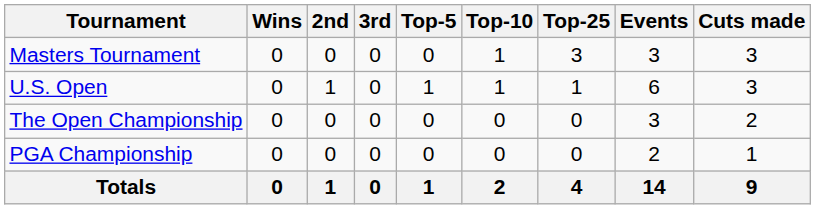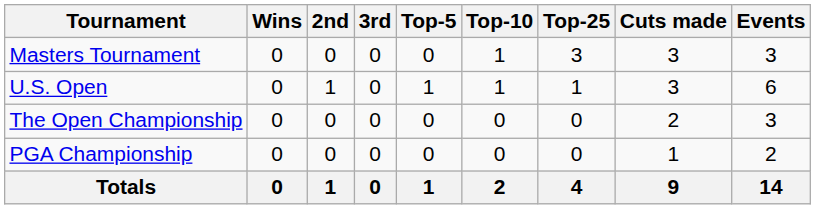columns swapped: (654, 21) <-> (752, 21)
